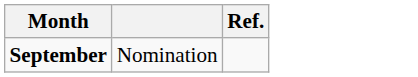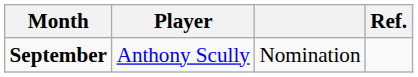+ column: (183, 21)
